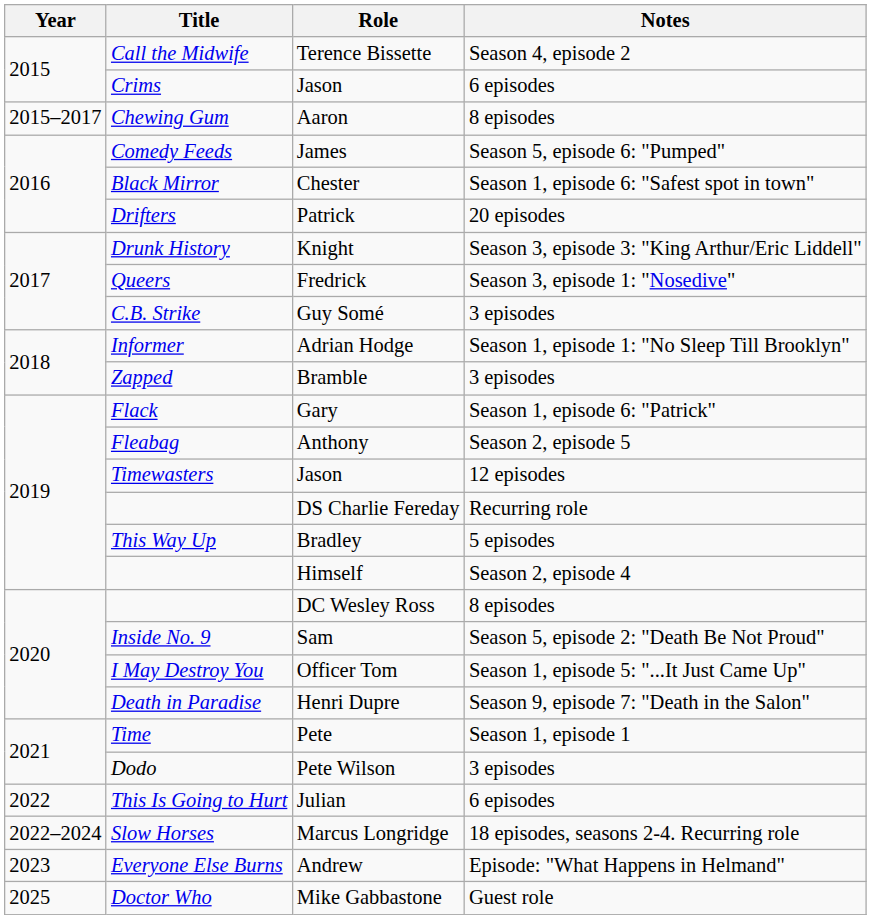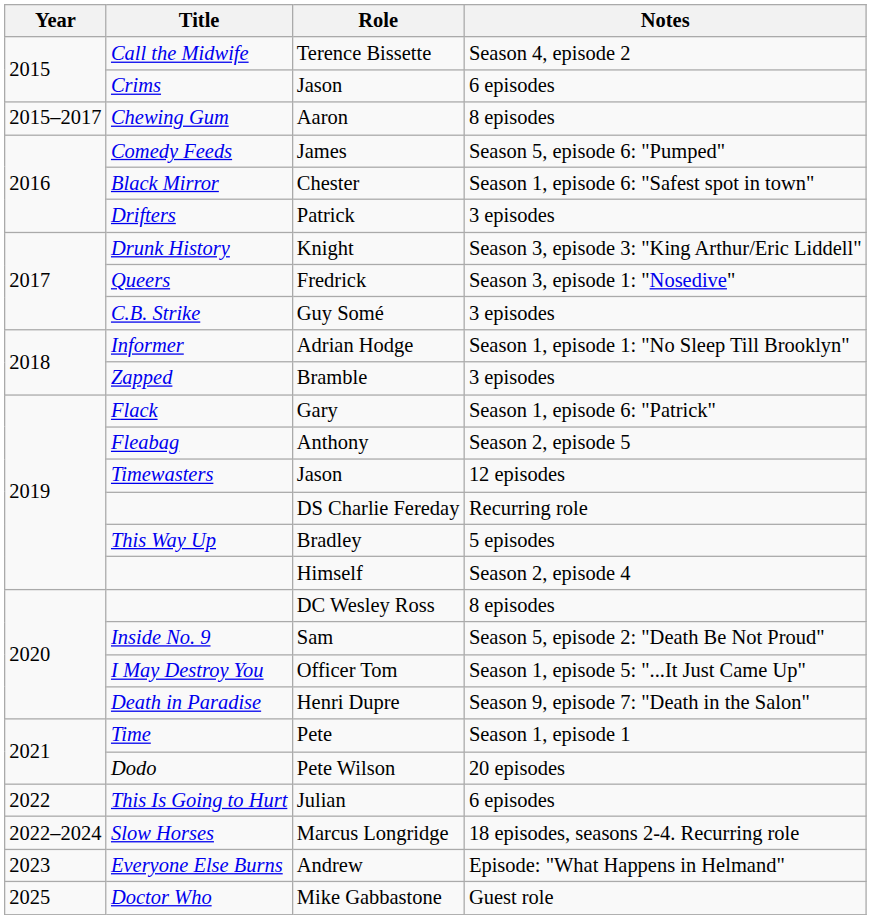(517, 215) 20 episodes -> (512, 215) 3 episodes
(512, 767) 3 episodes -> (517, 767) 20 episodes
